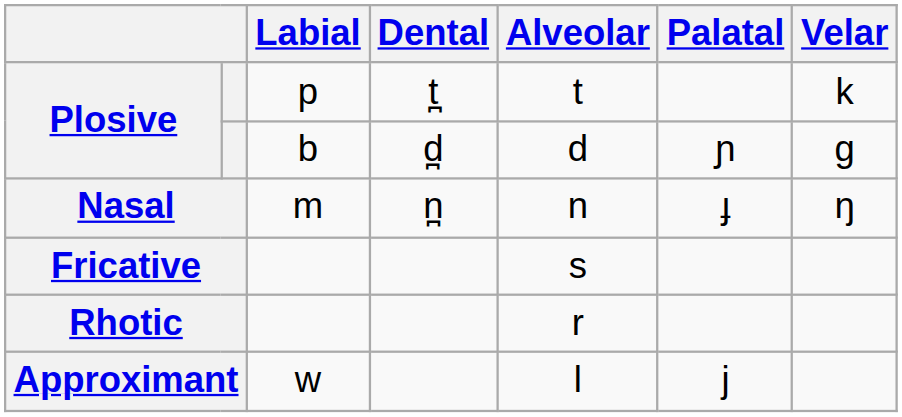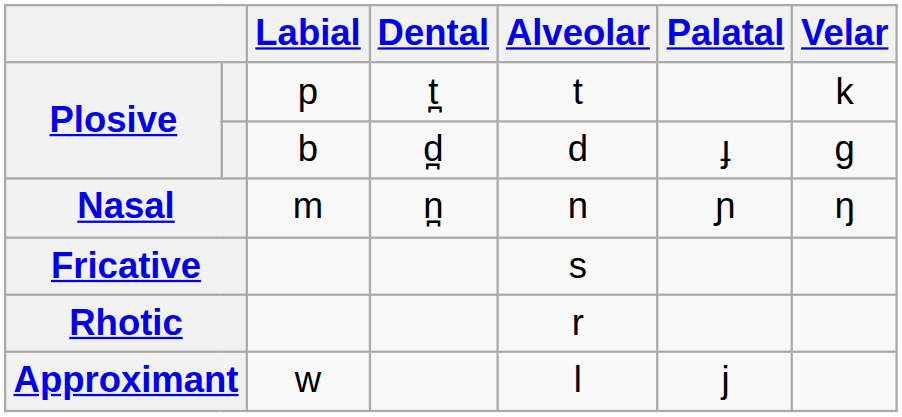(725, 149) ɲ -> (725, 149) ɟ
(725, 206) ɟ -> (725, 206) ɲ
